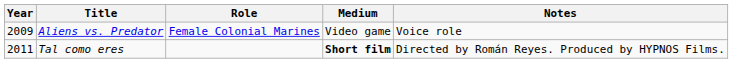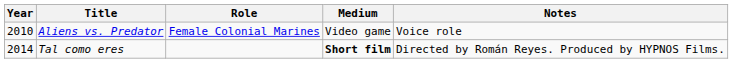(20, 31) 2009 -> (20, 31) 2010
(20, 49) 2011 -> (20, 49) 2014
